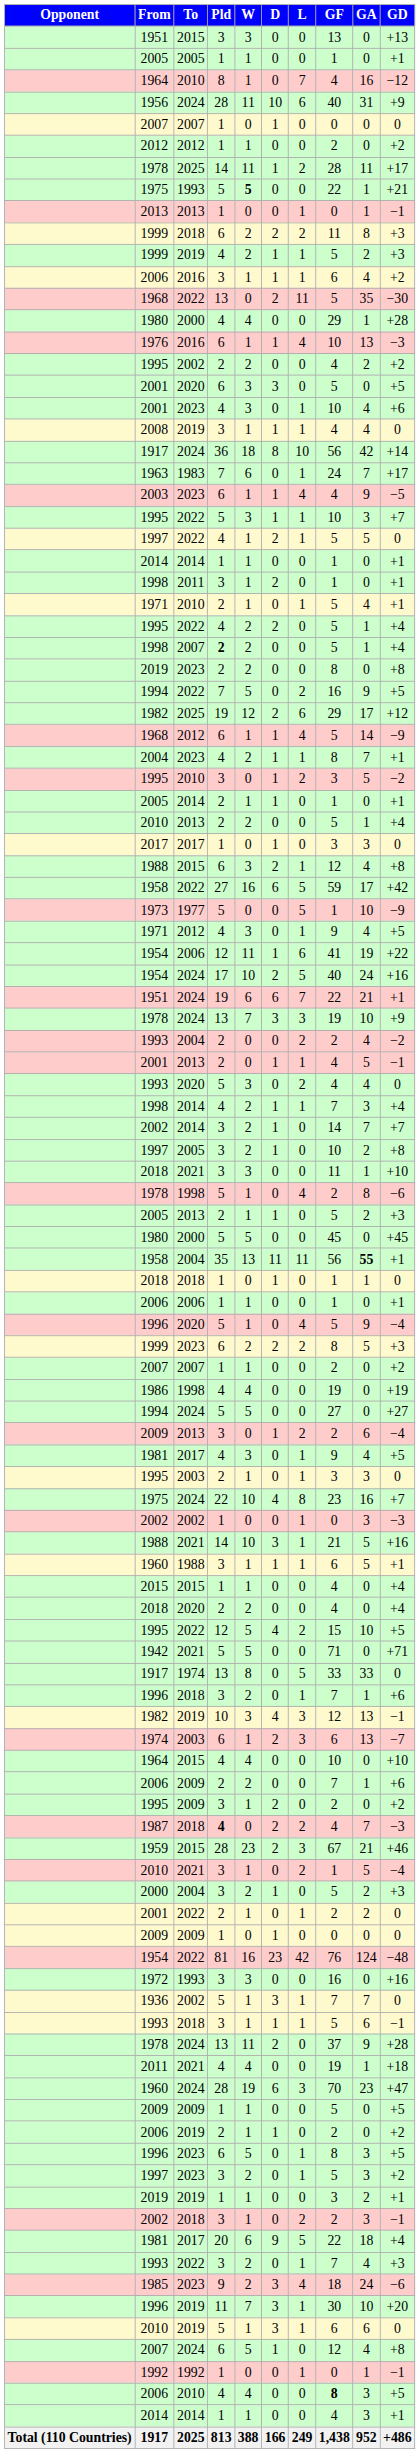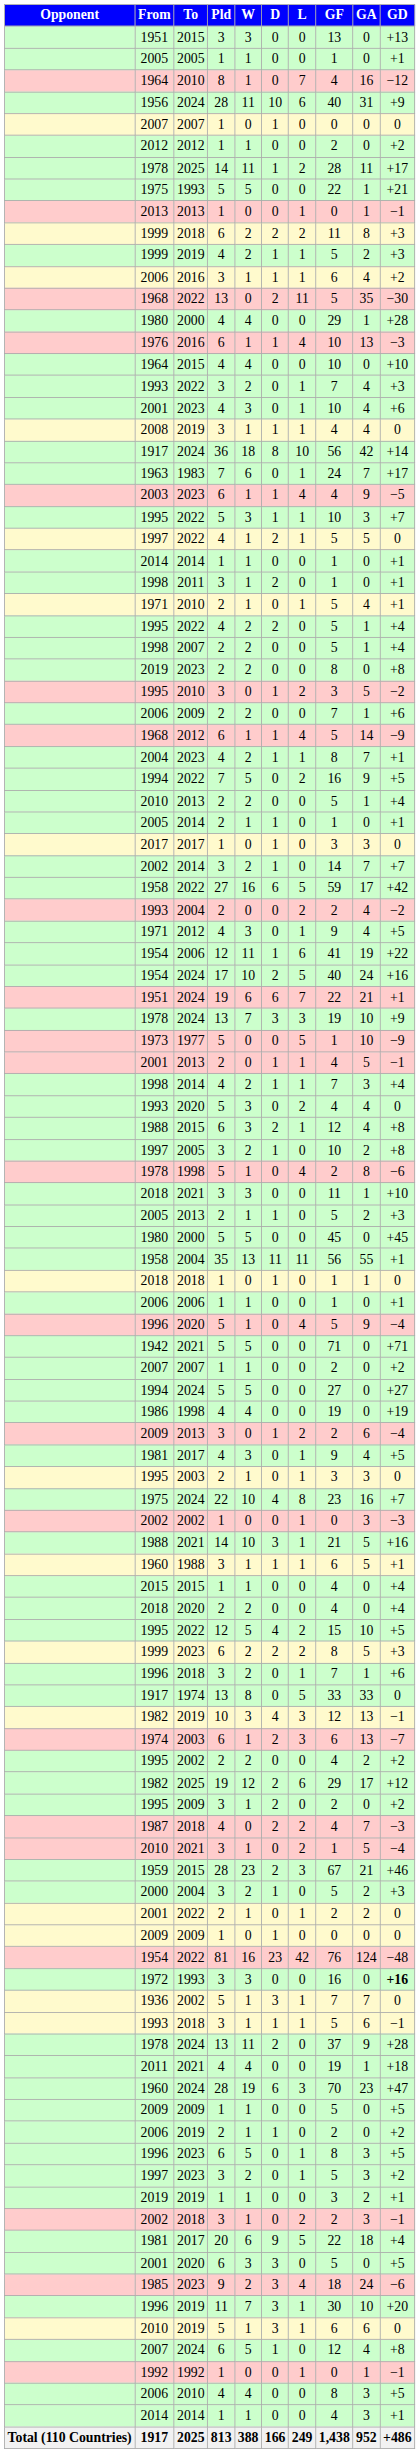(248, 189) bold -> (248, 189) normal
rows swapped: (154, 1761) <-> (154, 364)
rows swapped: (154, 386) <-> (154, 2263)
(221, 648) bold -> (221, 648) normal
rows swapped: (154, 779) <-> (154, 691)
rows swapped: (154, 1783) <-> (154, 713)
rows swapped: (154, 801) <-> (154, 822)
rows swapped: (154, 1128) <-> (154, 866)
rows swapped: (154, 1041) <-> (154, 910)
rows swapped: (154, 1084) <-> (154, 1106)
rows swapped: (154, 1193) <-> (154, 1172)
(366, 1259) bold -> (366, 1259) normal
rows swapped: (154, 1652) <-> (154, 1346)
rows swapped: (154, 1412) <-> (154, 1390)
rows swapped: (154, 1673) <-> (154, 1695)
(221, 1826) bold -> (221, 1826) normal
rows swapped: (154, 1870) <-> (154, 1848)
(397, 1979) normal -> (397, 1979) bold
(334, 2394) bold -> (334, 2394) normal
